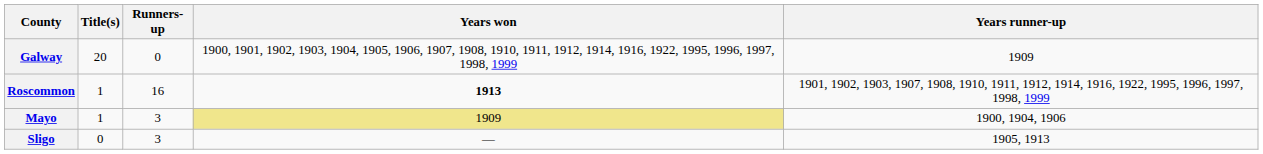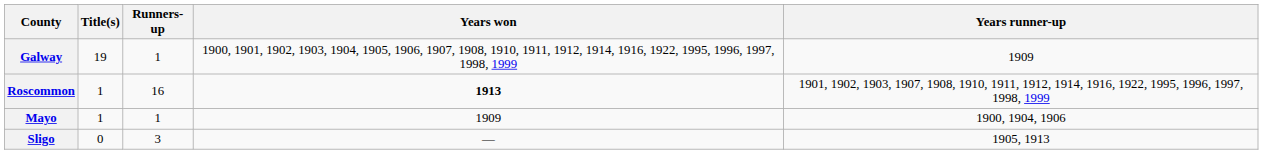(100, 56) 20 -> (100, 56) 19
(158, 56) 0 -> (158, 56) 1
(158, 118) 3 -> (158, 118) 1
(488, 118) khaki background -> (488, 118) no background
